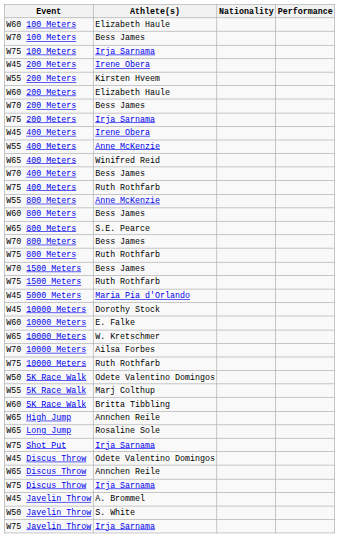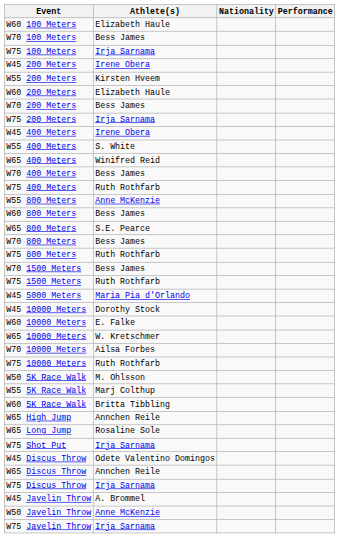(128, 147) Anne McKenzie -> (115, 147) S. White
(155, 377) Odete Valentino Domingos -> (120, 377) M. Ohlsson
(115, 513) S. White -> (128, 513) Anne McKenzie
